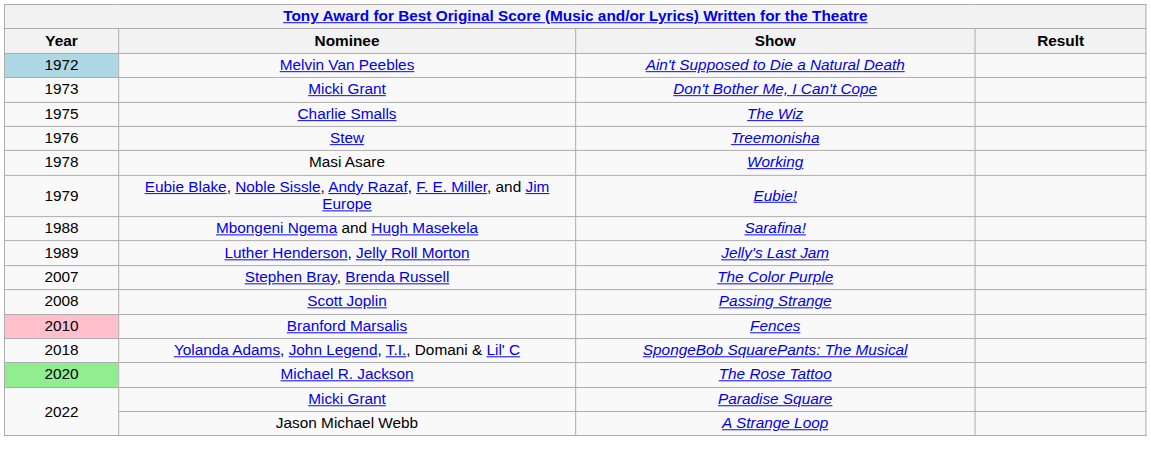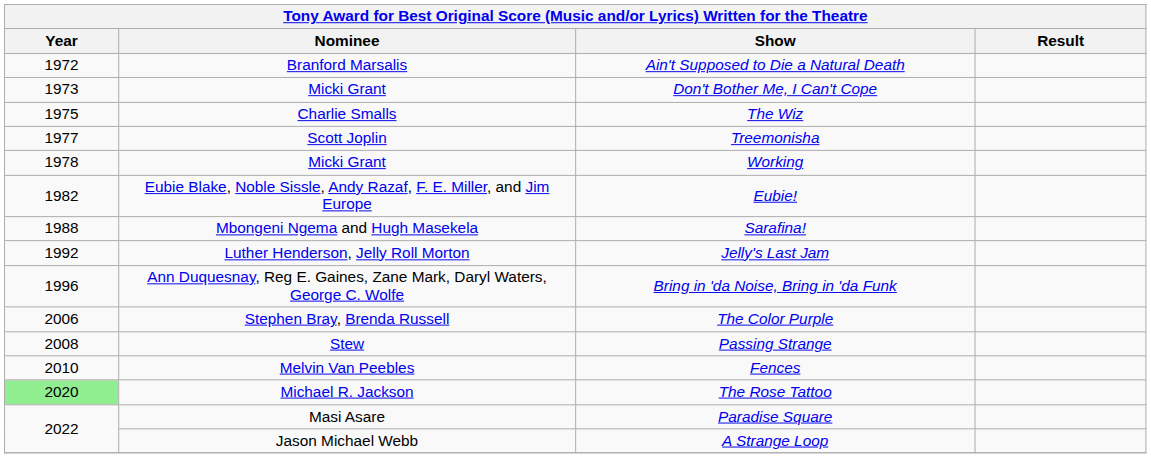(62, 65) lightblue background -> (62, 65) no background
(347, 65) Melvin Van Peebles -> (347, 65) Branford Marsalis
(62, 138) 1976 -> (62, 138) 1977
(347, 138) Stew -> (347, 138) Scott Joplin
(347, 162) Masi Asare -> (347, 162) Micki Grant
(62, 195) 1979 -> (62, 195) 1982
(62, 253) 1989 -> (62, 253) 1992
+ row: (775, 286)
(62, 277) 2007 -> (62, 319) 2006
(347, 301) Scott Joplin -> (347, 343) Stew
(62, 326) pink background -> (62, 367) no background
(347, 326) Branford Marsalis -> (347, 367) Melvin Van Peebles
- row: (775, 350)
(347, 399) Micki Grant -> (347, 416) Masi Asare
